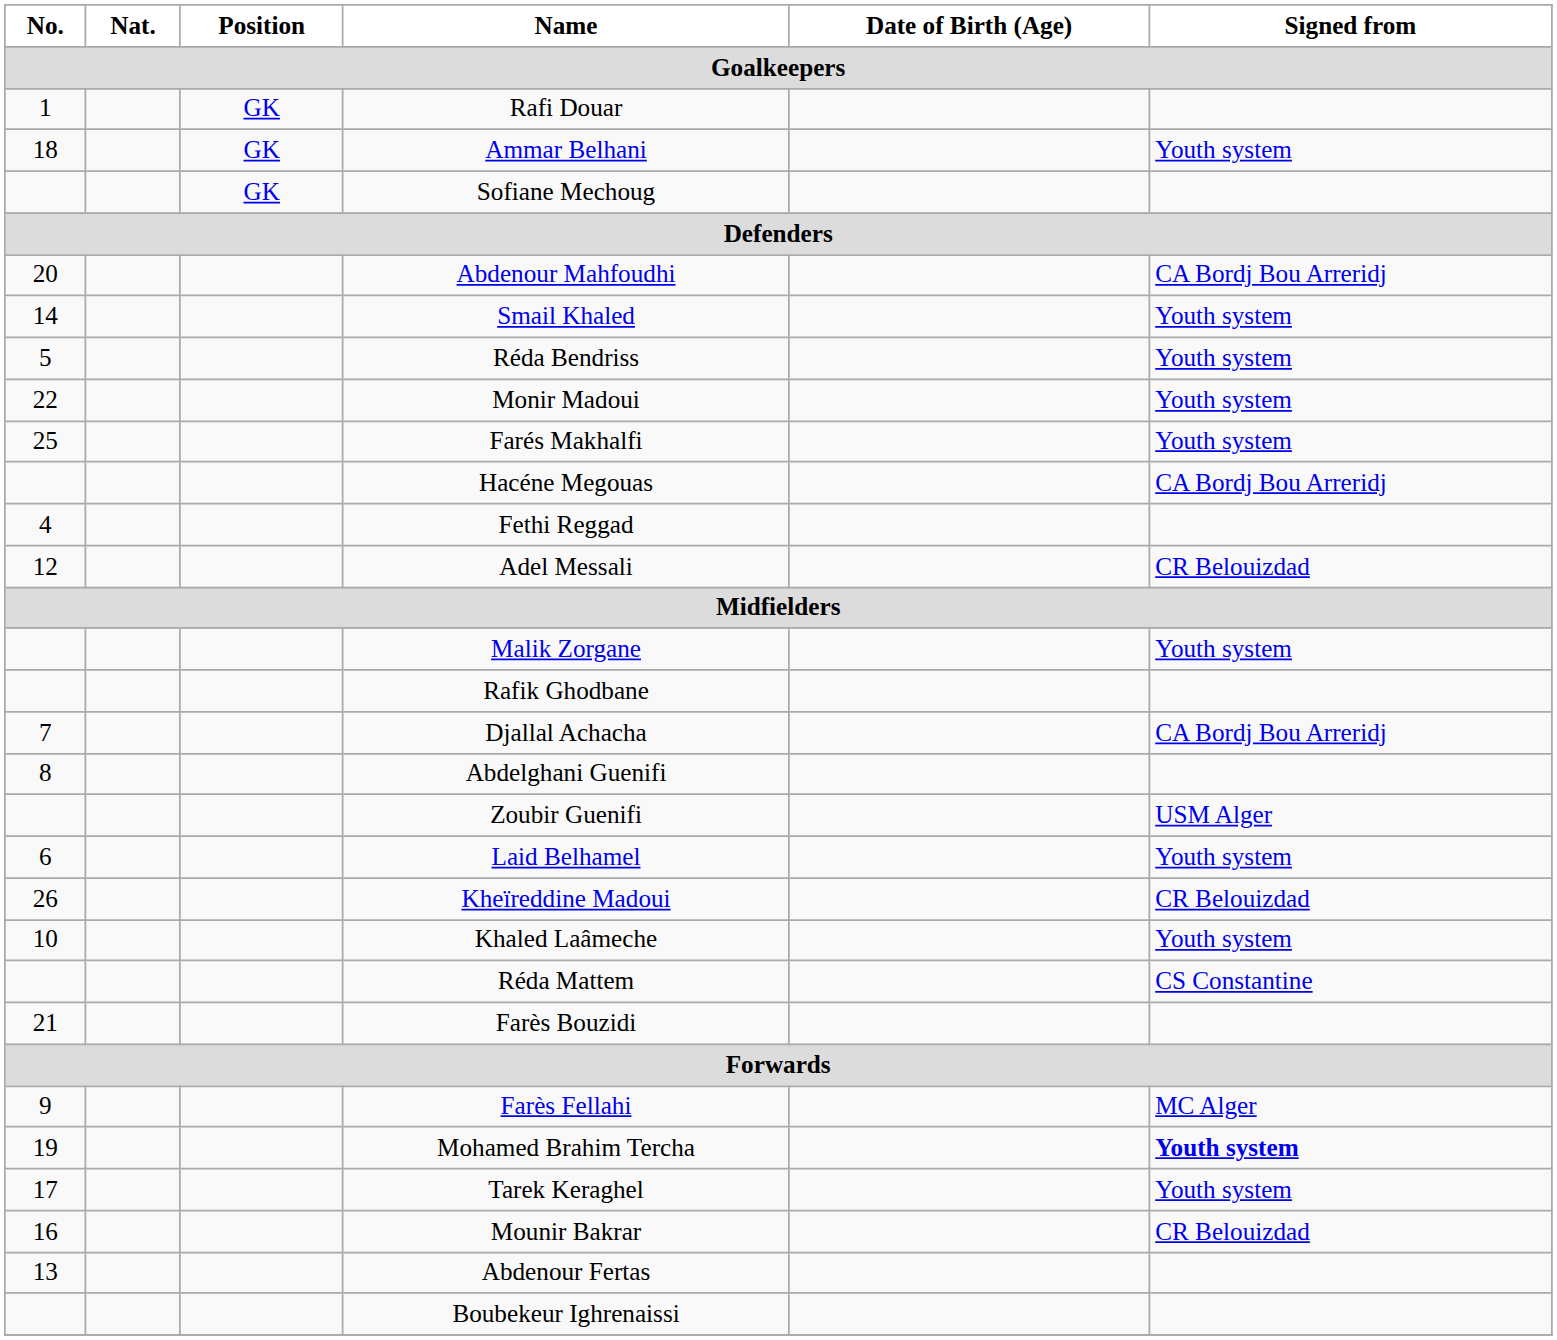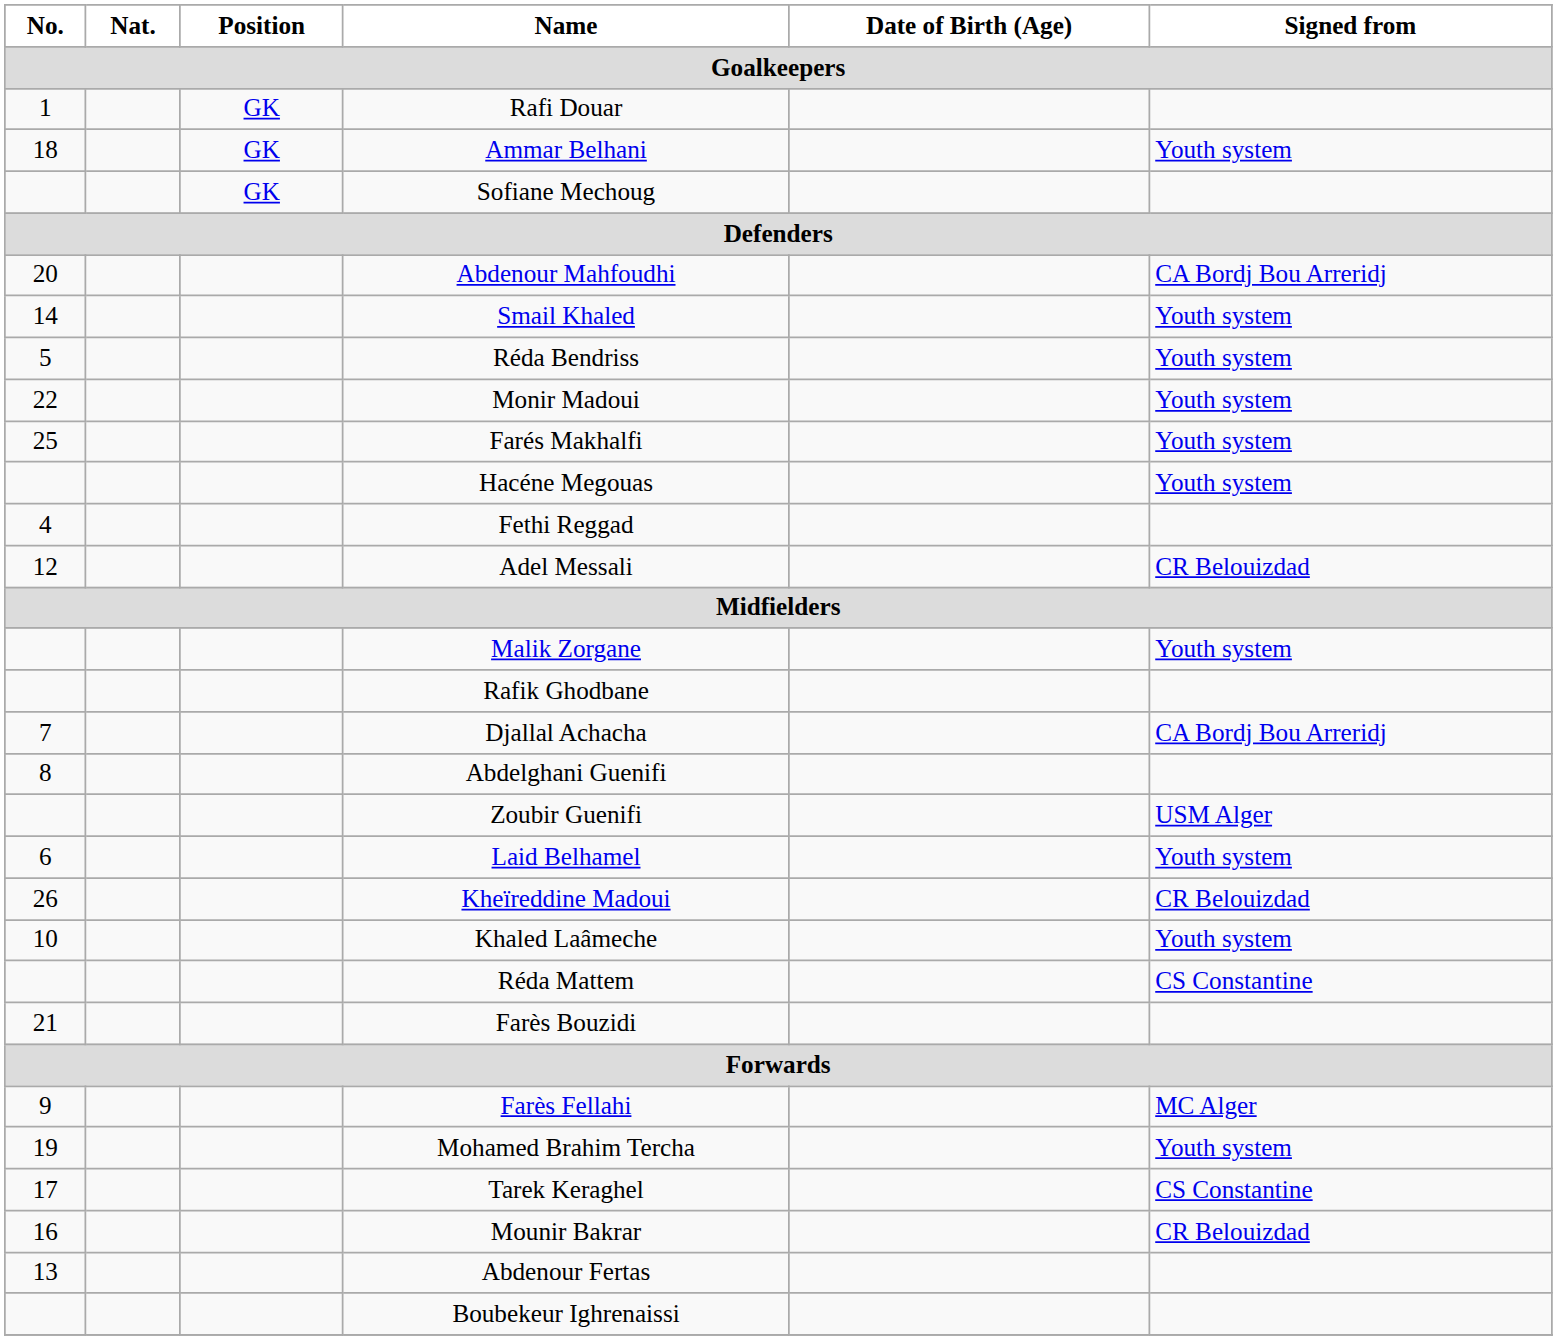(1271, 482) CA Bordj Bou Arreridj -> (1224, 482) Youth system
(1227, 1147) bold -> (1224, 1147) normal
(1224, 1189) Youth system -> (1234, 1189) CS Constantine
